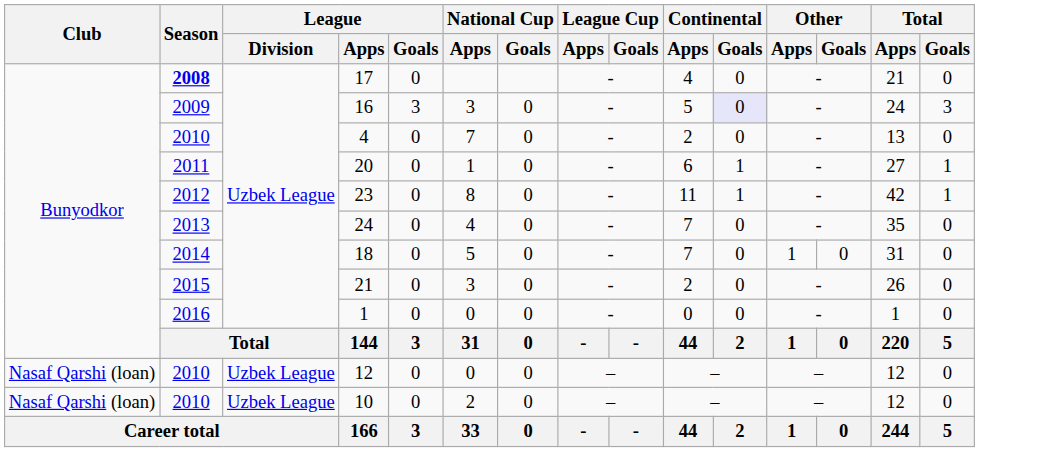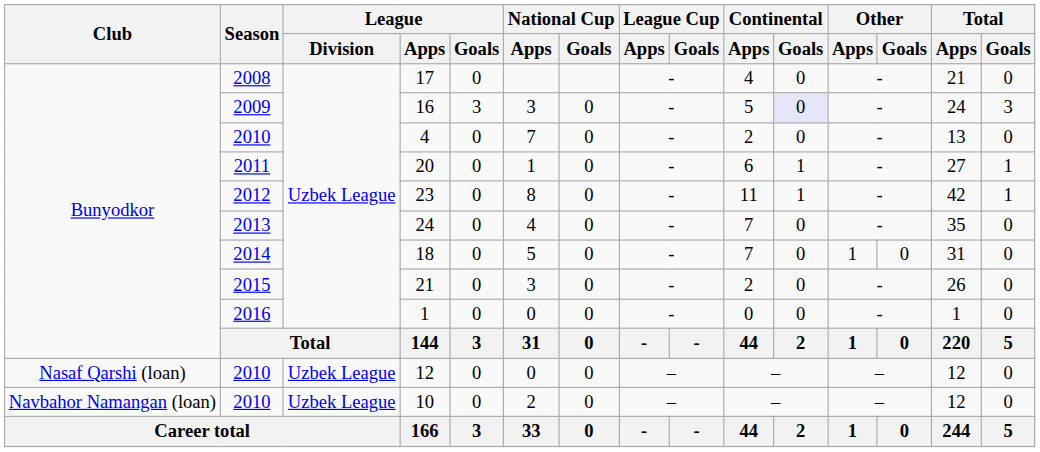(191, 78) bold -> (252, 78) normal
(82, 401) Nasaf Qarshi (loan) -> (112, 401) Navbahor Namangan (loan)
